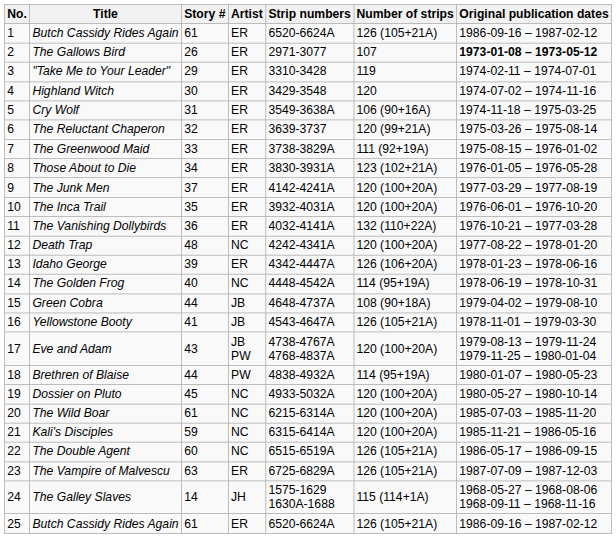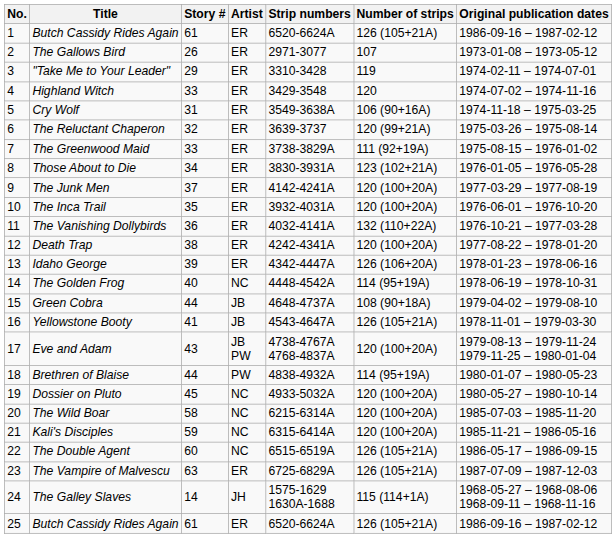(528, 52) bold -> (528, 52) normal
(191, 91) 30 -> (191, 91) 33
(191, 245) 48 -> (191, 245) 38
(240, 245) NC -> (239, 245) ER
(191, 413) 61 -> (191, 413) 58
